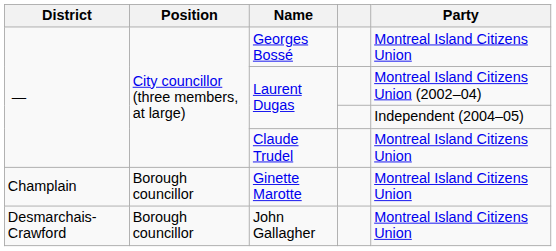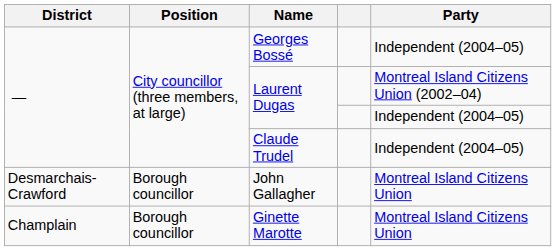(451, 46) Montreal Island Citizens Union -> (449, 46) Independent (2004–05)
(451, 147) Montreal Island Citizens Union -> (449, 147) Independent (2004–05)
rows swapped: (42, 186) <-> (52, 225)
